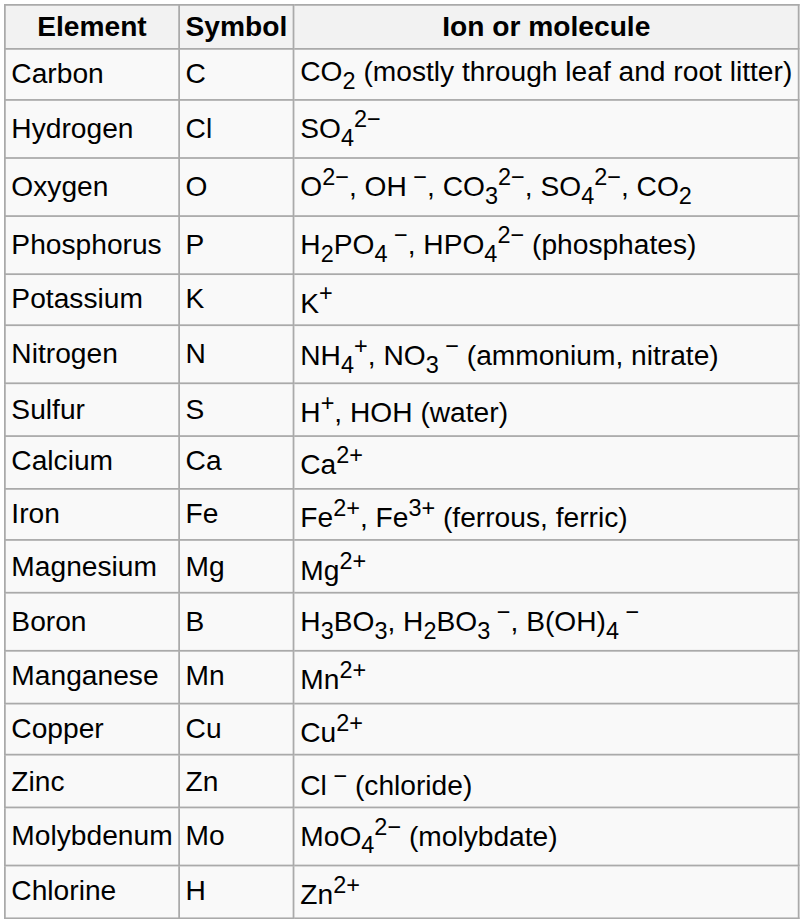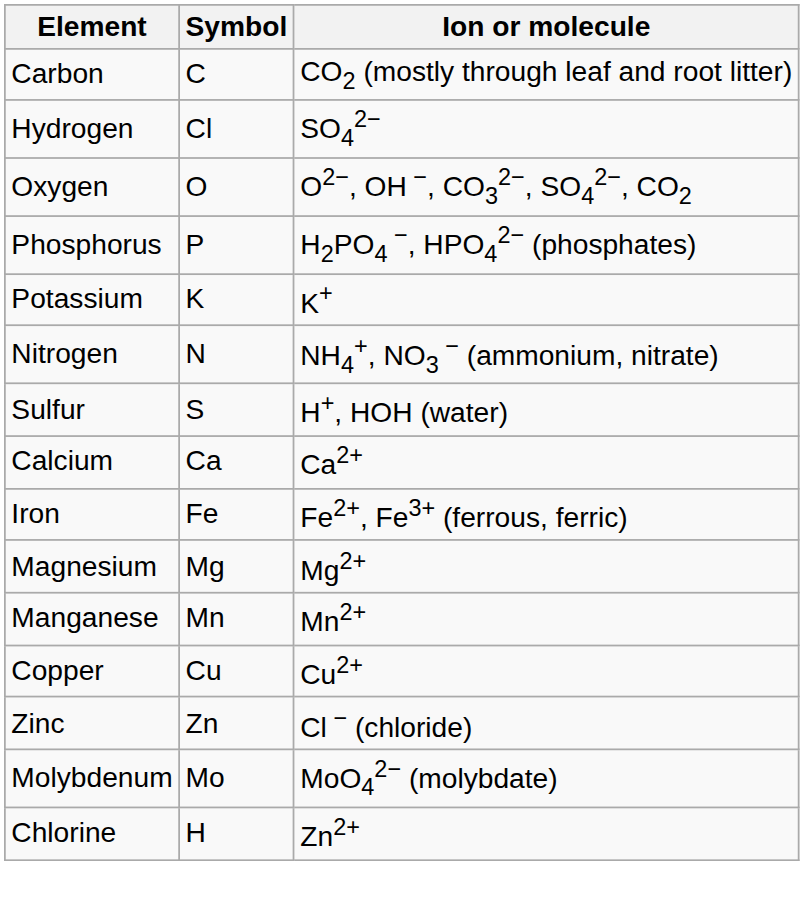- row: (49, 621)
